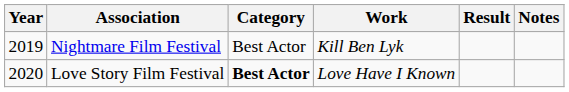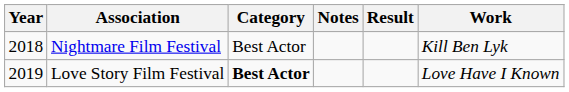columns swapped: (386, 18) <-> (539, 18)
(26, 45) 2019 -> (26, 45) 2018
(26, 73) 2020 -> (26, 73) 2019
